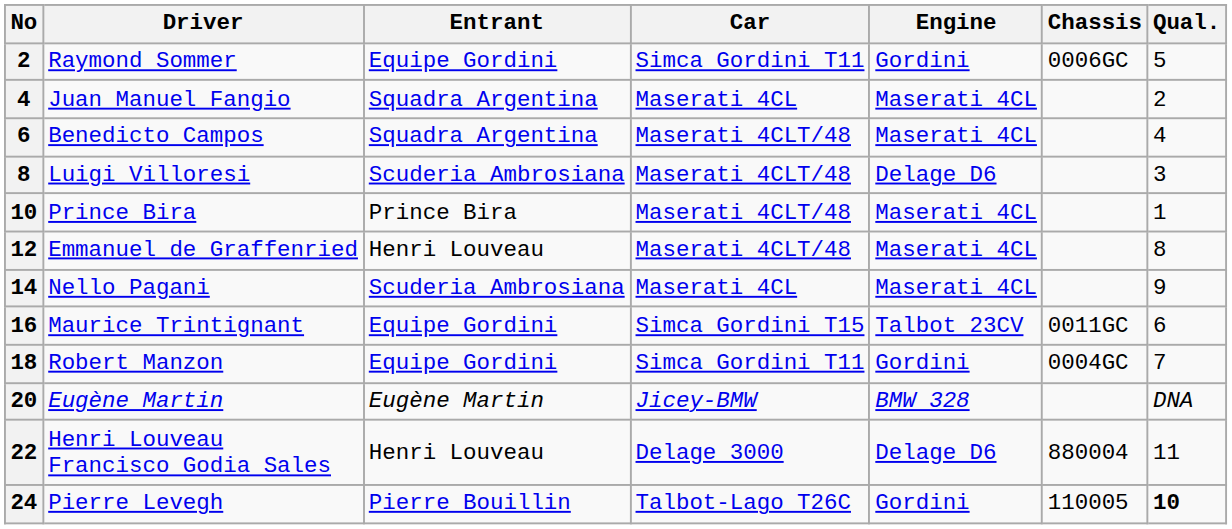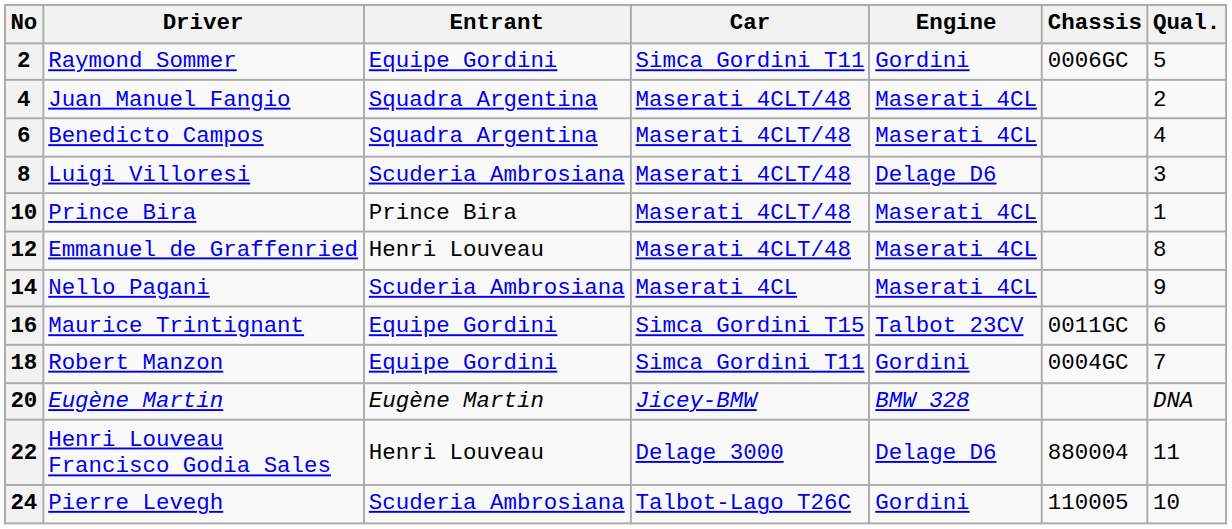(716, 99) Maserati 4CL -> (743, 99) Maserati 4CLT/48
(470, 503) Pierre Bouillin -> (497, 503) Scuderia Ambrosiana
(1166, 503) bold -> (1166, 503) normal
